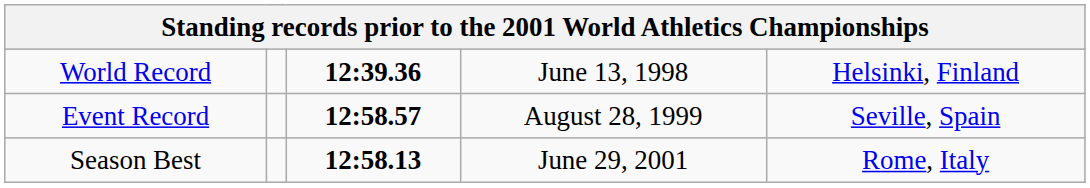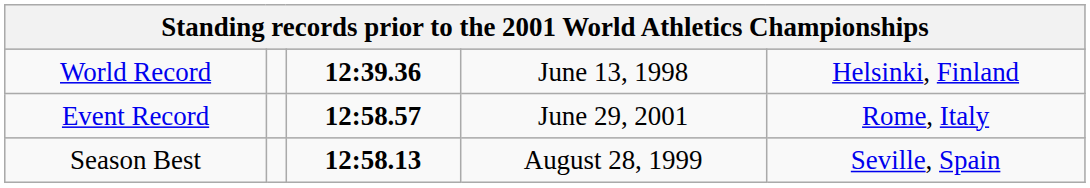(613, 115) August 28, 1999 -> (613, 115) June 29, 2001
(926, 115) Seville, Spain -> (926, 115) Rome, Italy
(613, 159) June 29, 2001 -> (613, 159) August 28, 1999
(926, 159) Rome, Italy -> (926, 159) Seville, Spain
